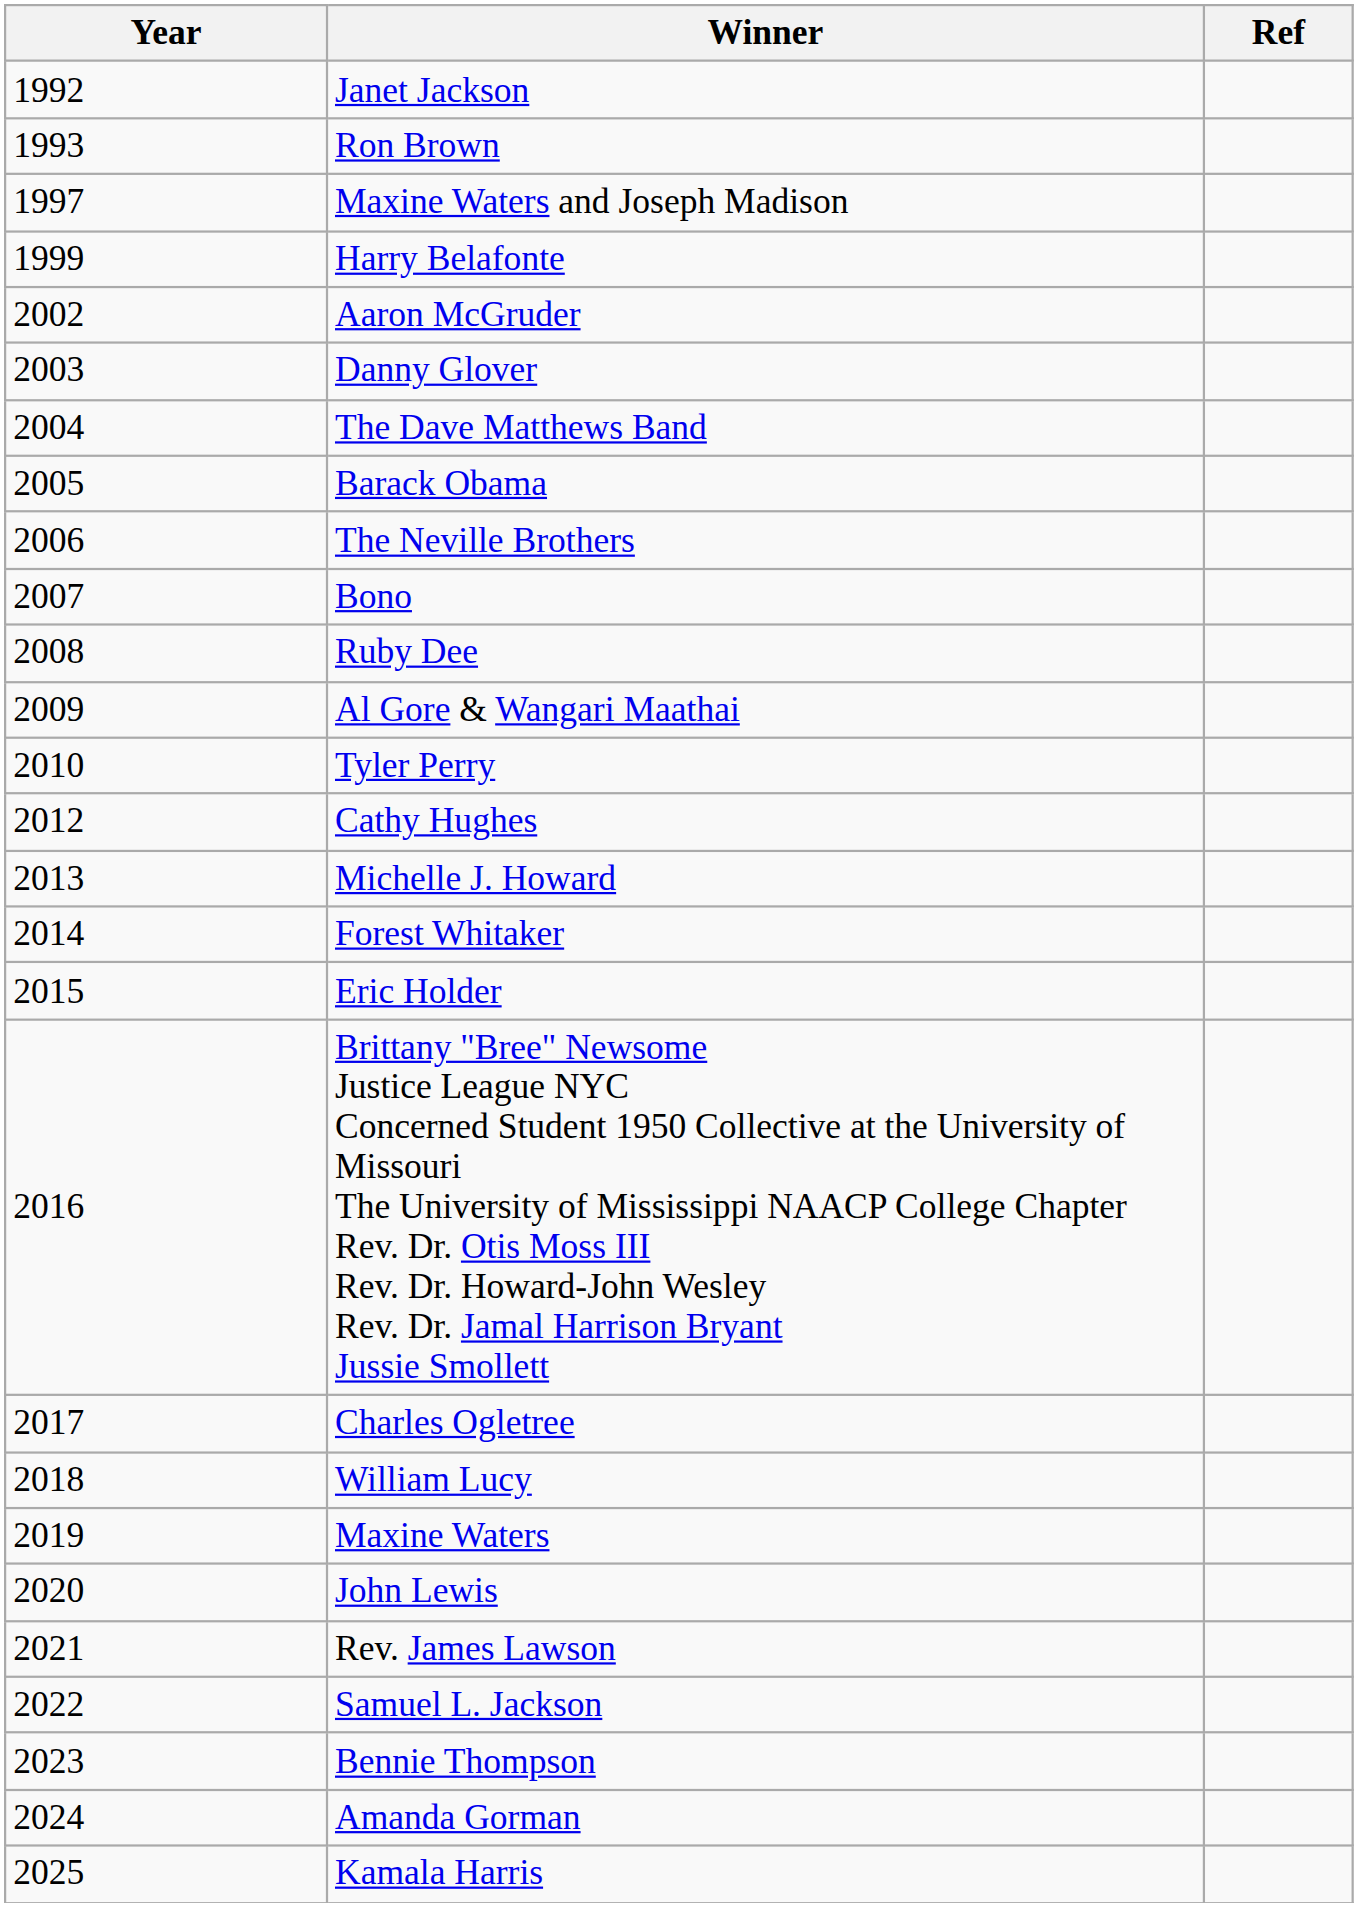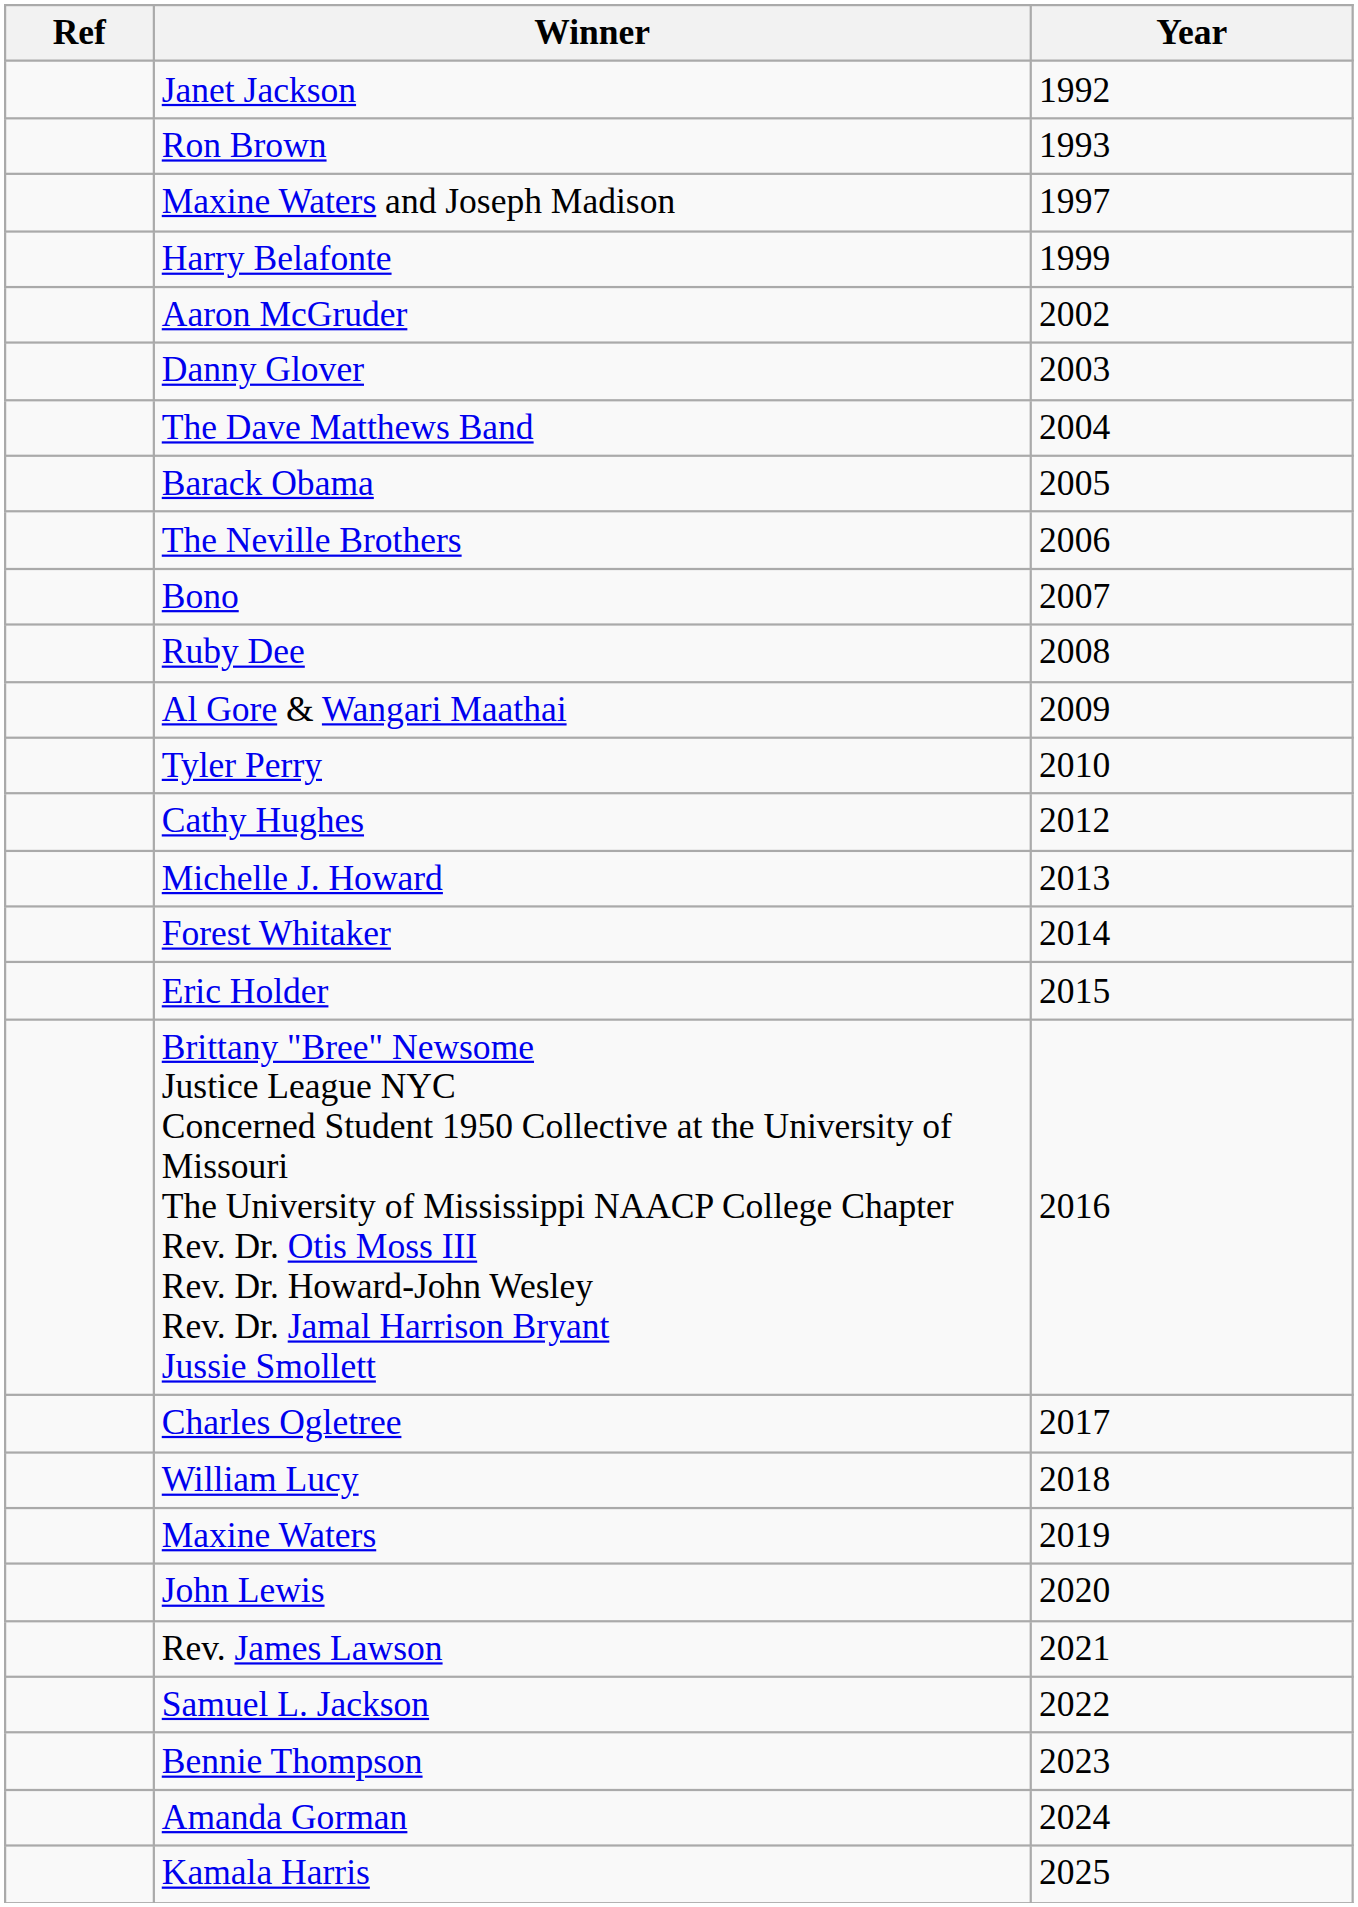columns swapped: (166, 32) <-> (1278, 32)
